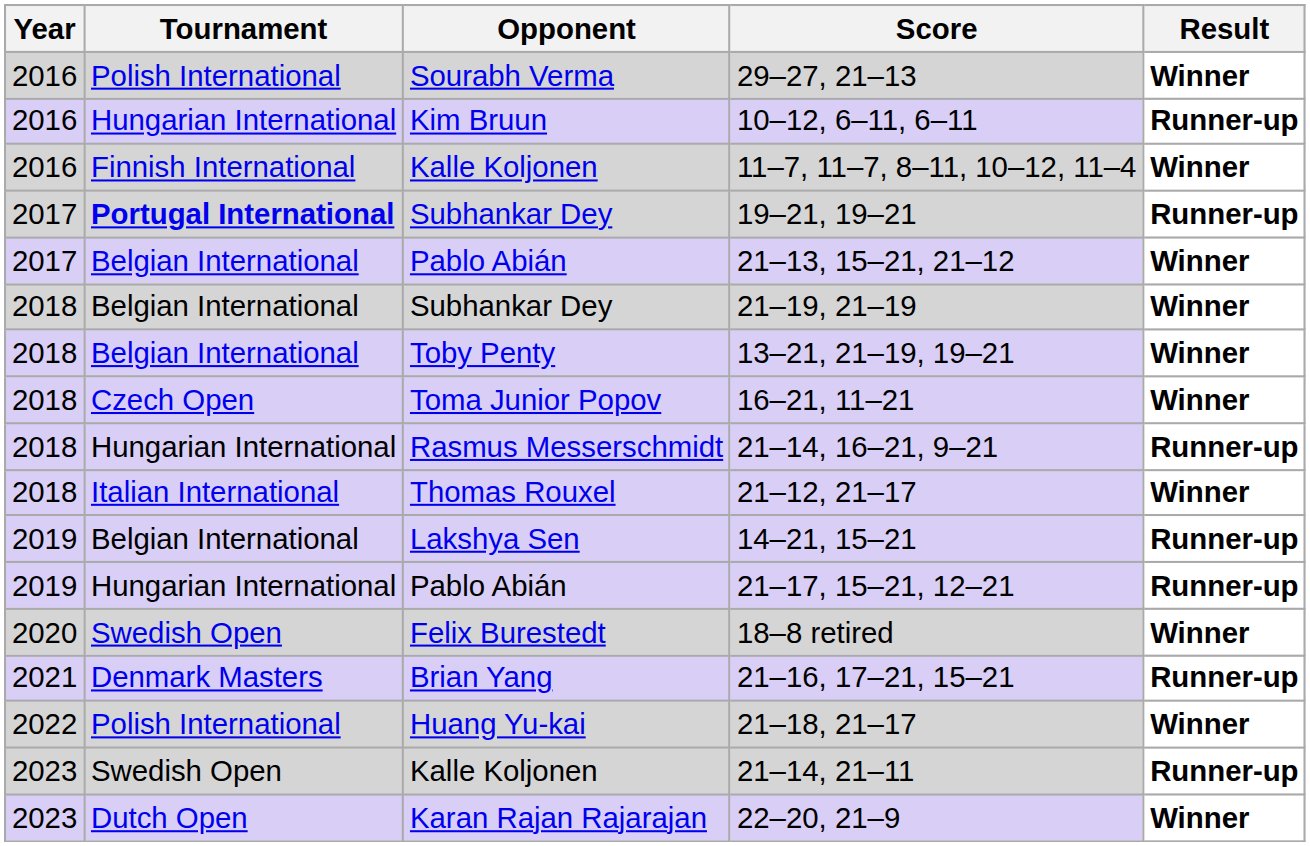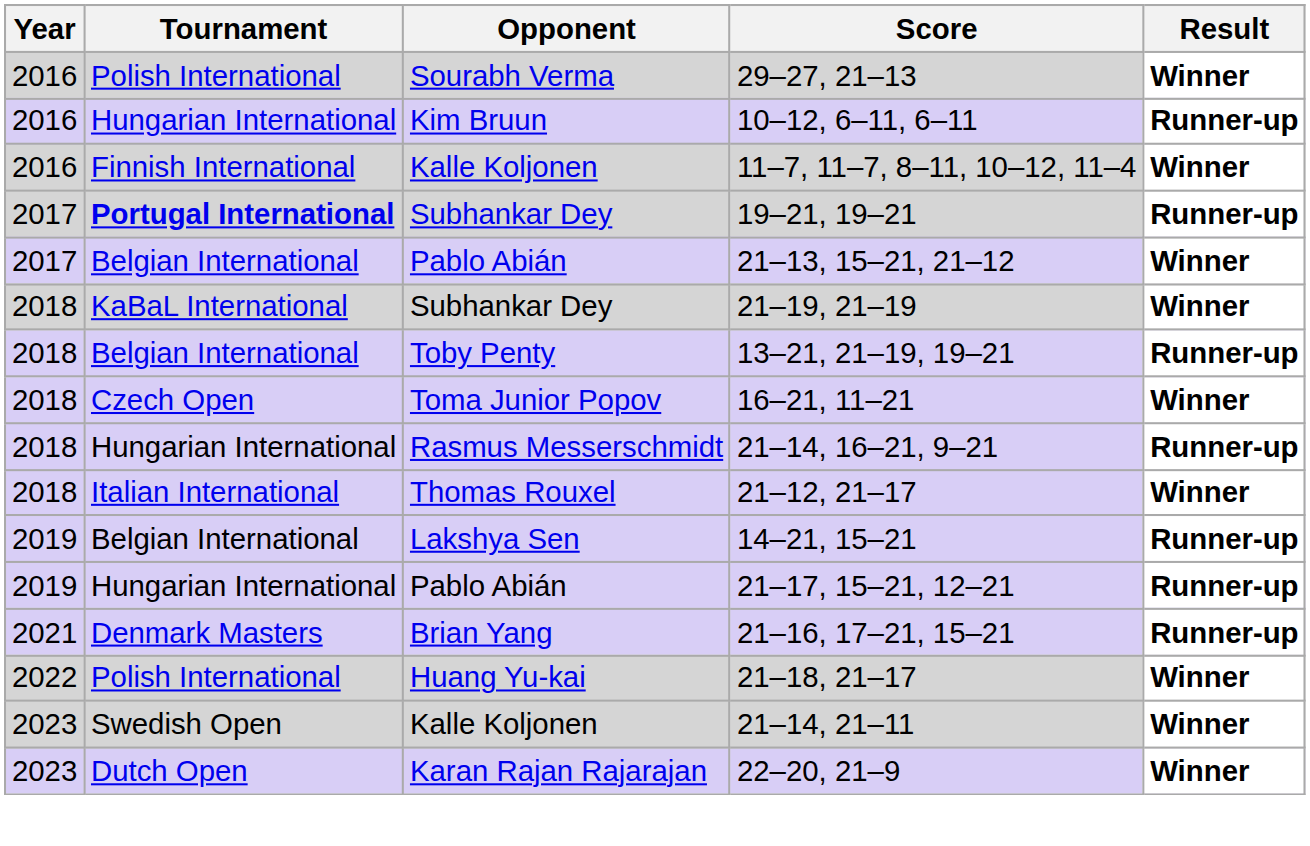(225, 307) Belgian International -> (219, 307) KaBaL International
(1200, 353) Winner -> (1224, 353) Runner-up
- row: (815, 632)
(1224, 771) Runner-up -> (1200, 725) Winner
